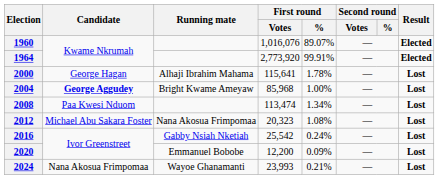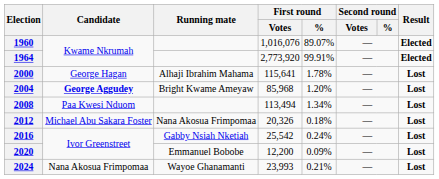(319, 89) 1.00% -> (319, 89) 1.20%
(280, 105) 113,474 -> (280, 105) 113,494
(280, 120) 20,323 -> (280, 120) 20,326
(319, 120) 1.08% -> (319, 120) 0.18%
